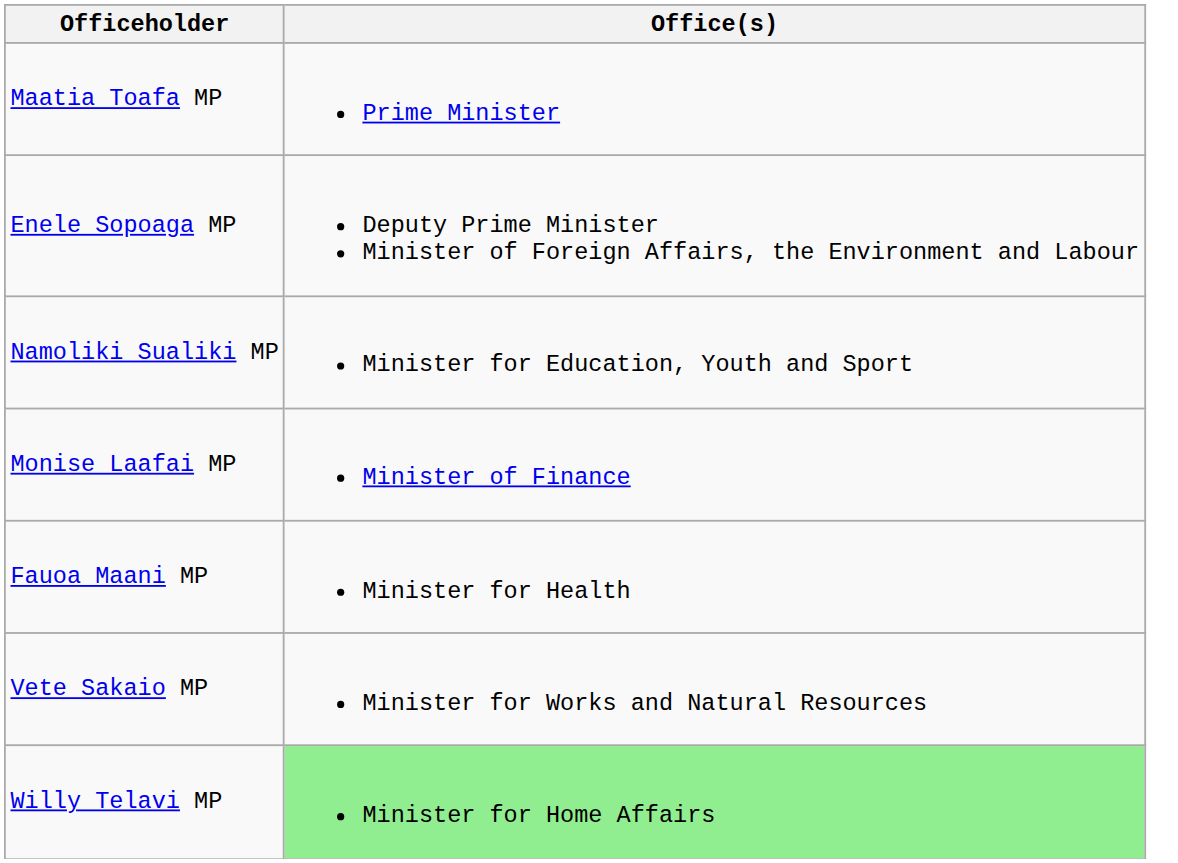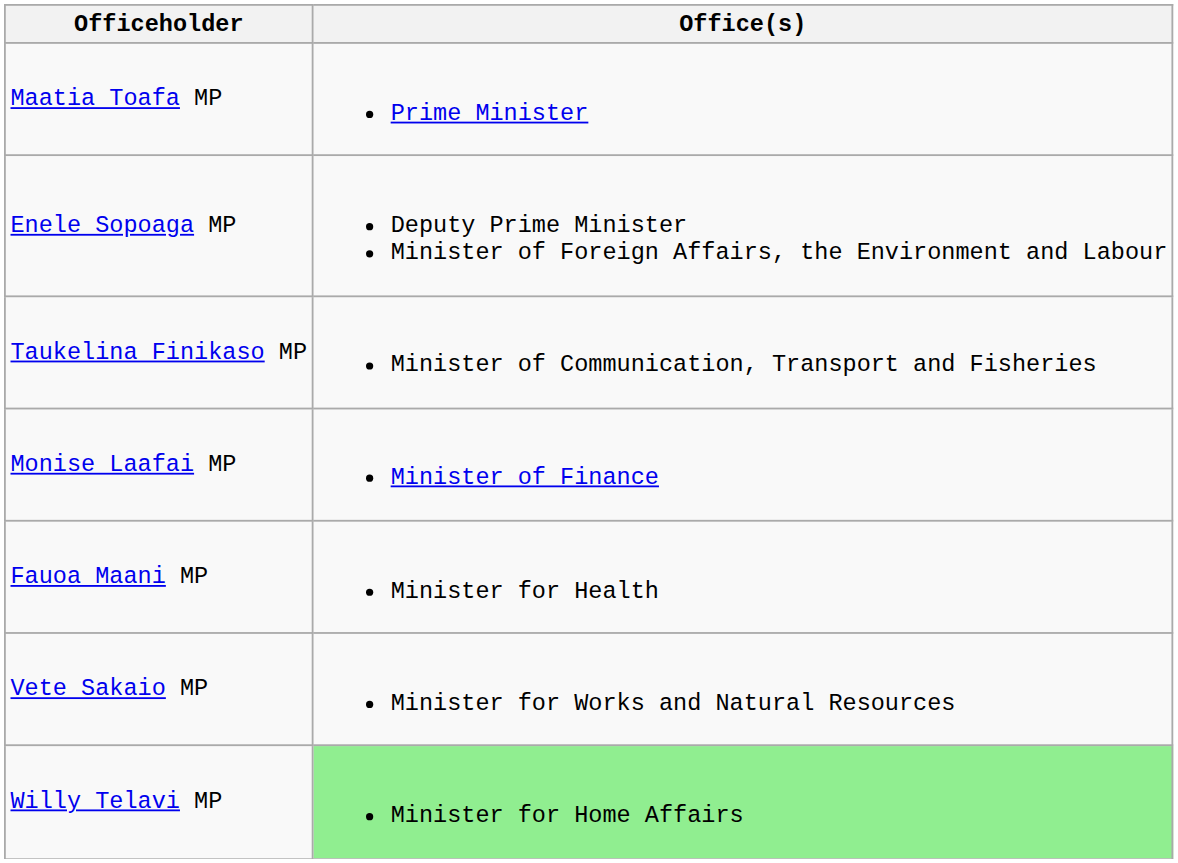- row: (145, 352)
+ row: (159, 352)
